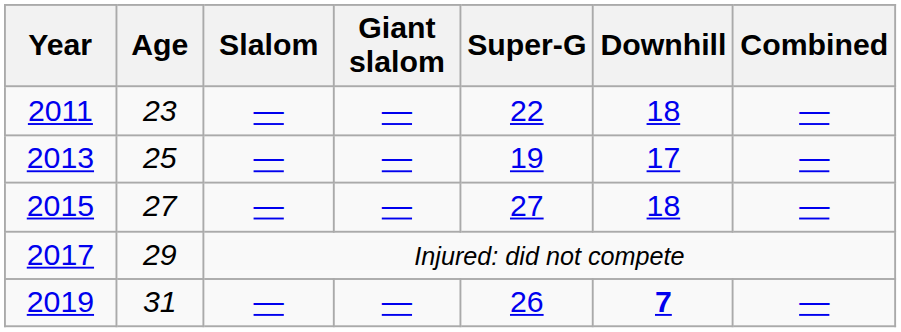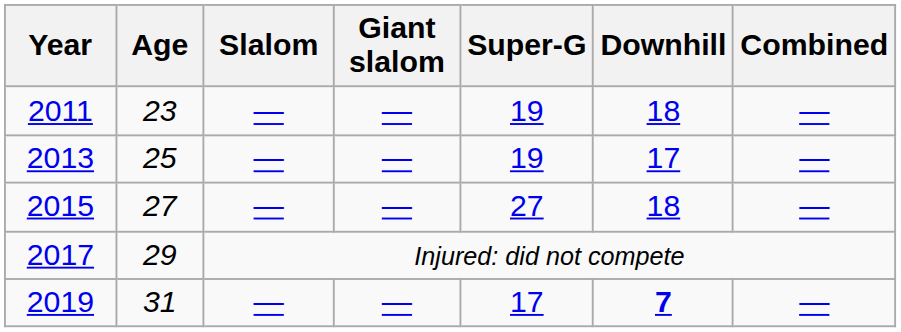(527, 110) 22 -> (527, 110) 19
(527, 302) 26 -> (527, 302) 17
